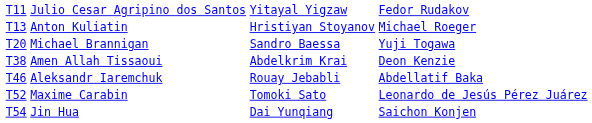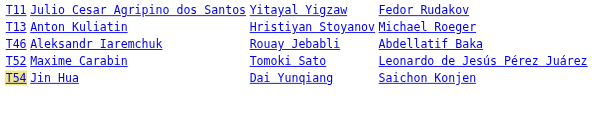- row: (89, 44)
- row: (96, 61)
(16, 112) no background -> (16, 78) khaki background
